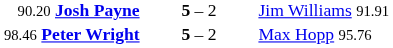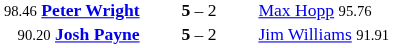rows swapped: (79, 10) <-> (72, 34)
